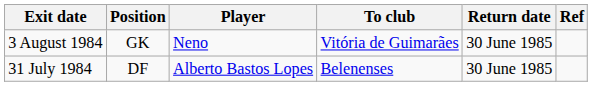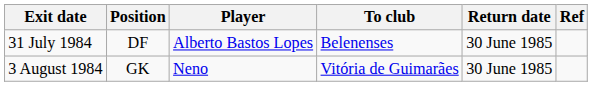rows swapped: (50, 68) <-> (55, 42)
